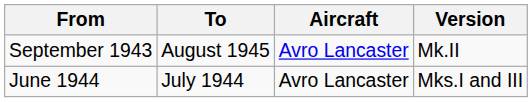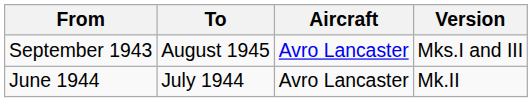(439, 50) Mk.II -> (470, 50) Mks.I and III
(470, 81) Mks.I and III -> (439, 81) Mk.II
